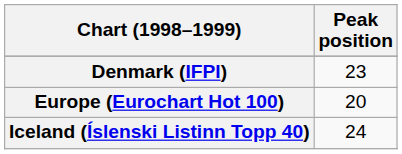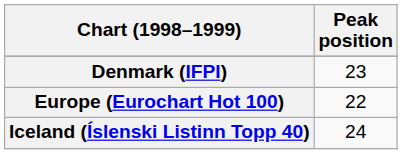(356, 102) 20 -> (356, 102) 22
